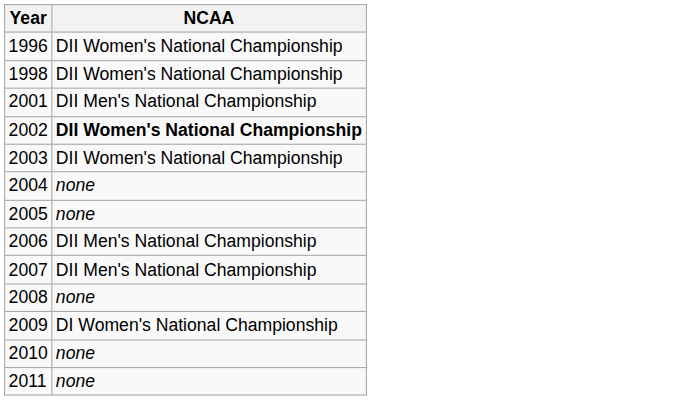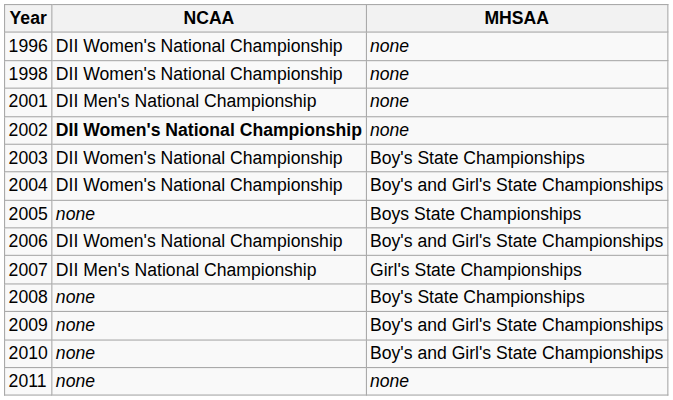+ column: (517, 18)
(75, 185) none -> (199, 185) DII Women's National Championship
(186, 241) DII Men's National Championship -> (199, 241) DII Women's National Championship
(197, 325) DI Women's National Championship -> (75, 325) none
